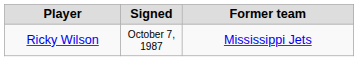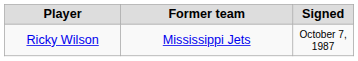columns swapped: (151, 14) <-> (268, 14)
